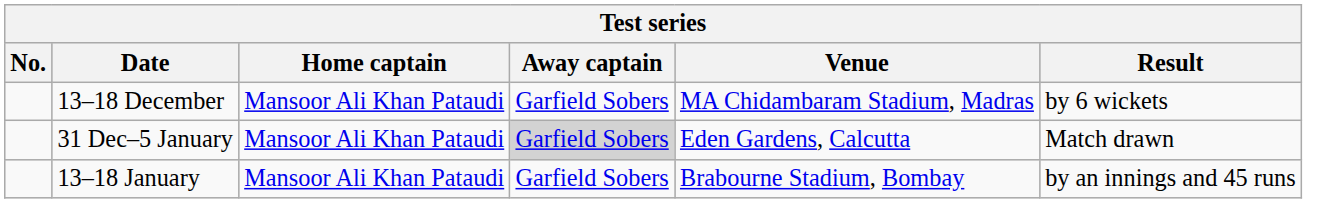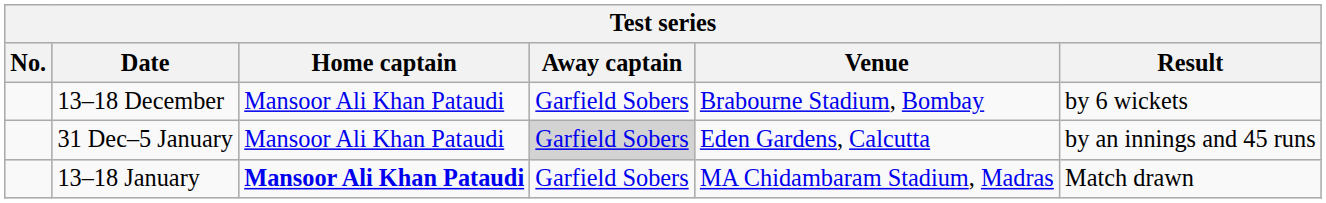(857, 100) MA Chidambaram Stadium, Madras -> (842, 100) Brabourne Stadium, Bombay
(1110, 139) Match drawn -> (1190, 139) by an innings and 45 runs
(374, 178) normal -> (384, 178) bold
(822, 178) Brabourne Stadium, Bombay -> (877, 178) MA Chidambaram Stadium, Madras
(1170, 178) by an innings and 45 runs -> (1130, 178) Match drawn
